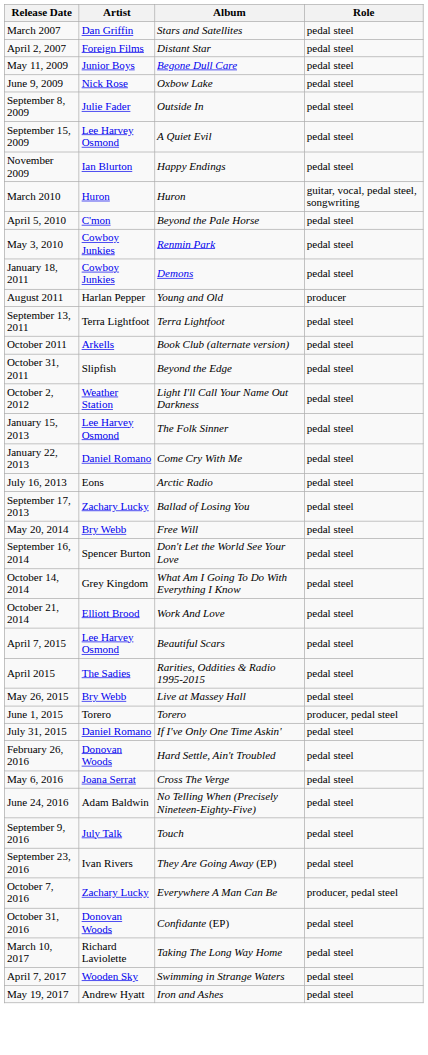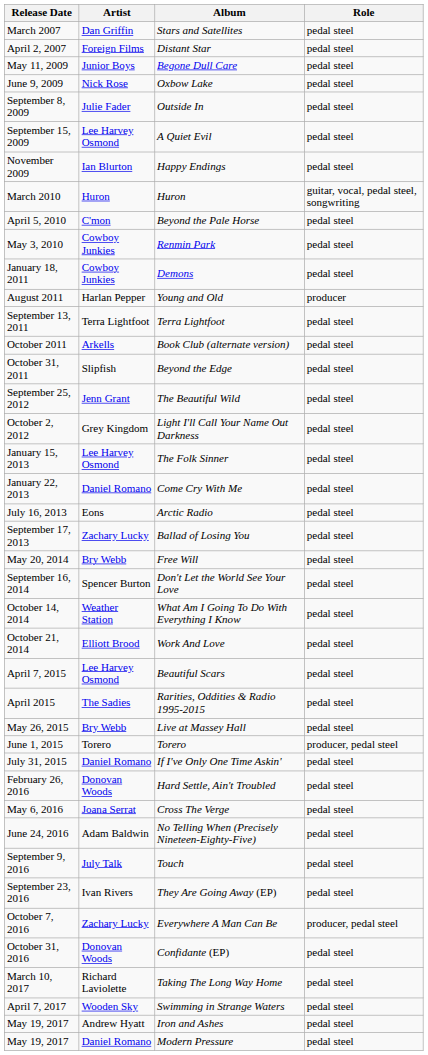+ row: (199, 398)
(100, 398) Weather Station -> (115, 428) Grey Kingdom
(115, 583) Grey Kingdom -> (100, 613) Weather Station
+ row: (195, 1041)
